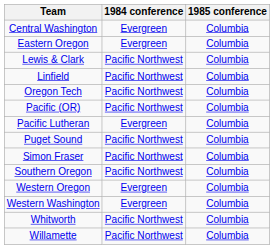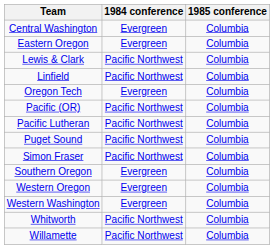(144, 92) Pacific Northwest -> (144, 92) Evergreen
(144, 124) Evergreen -> (144, 124) Pacific Northwest
(144, 172) Pacific Northwest -> (144, 172) Evergreen
